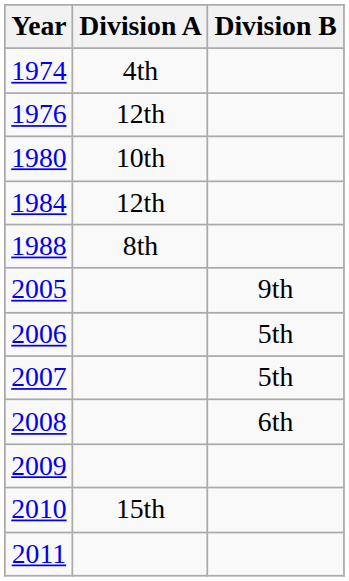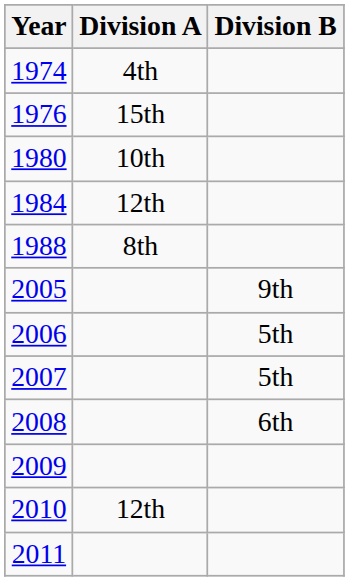(140, 114) 12th -> (140, 114) 15th
(140, 509) 15th -> (140, 509) 12th
